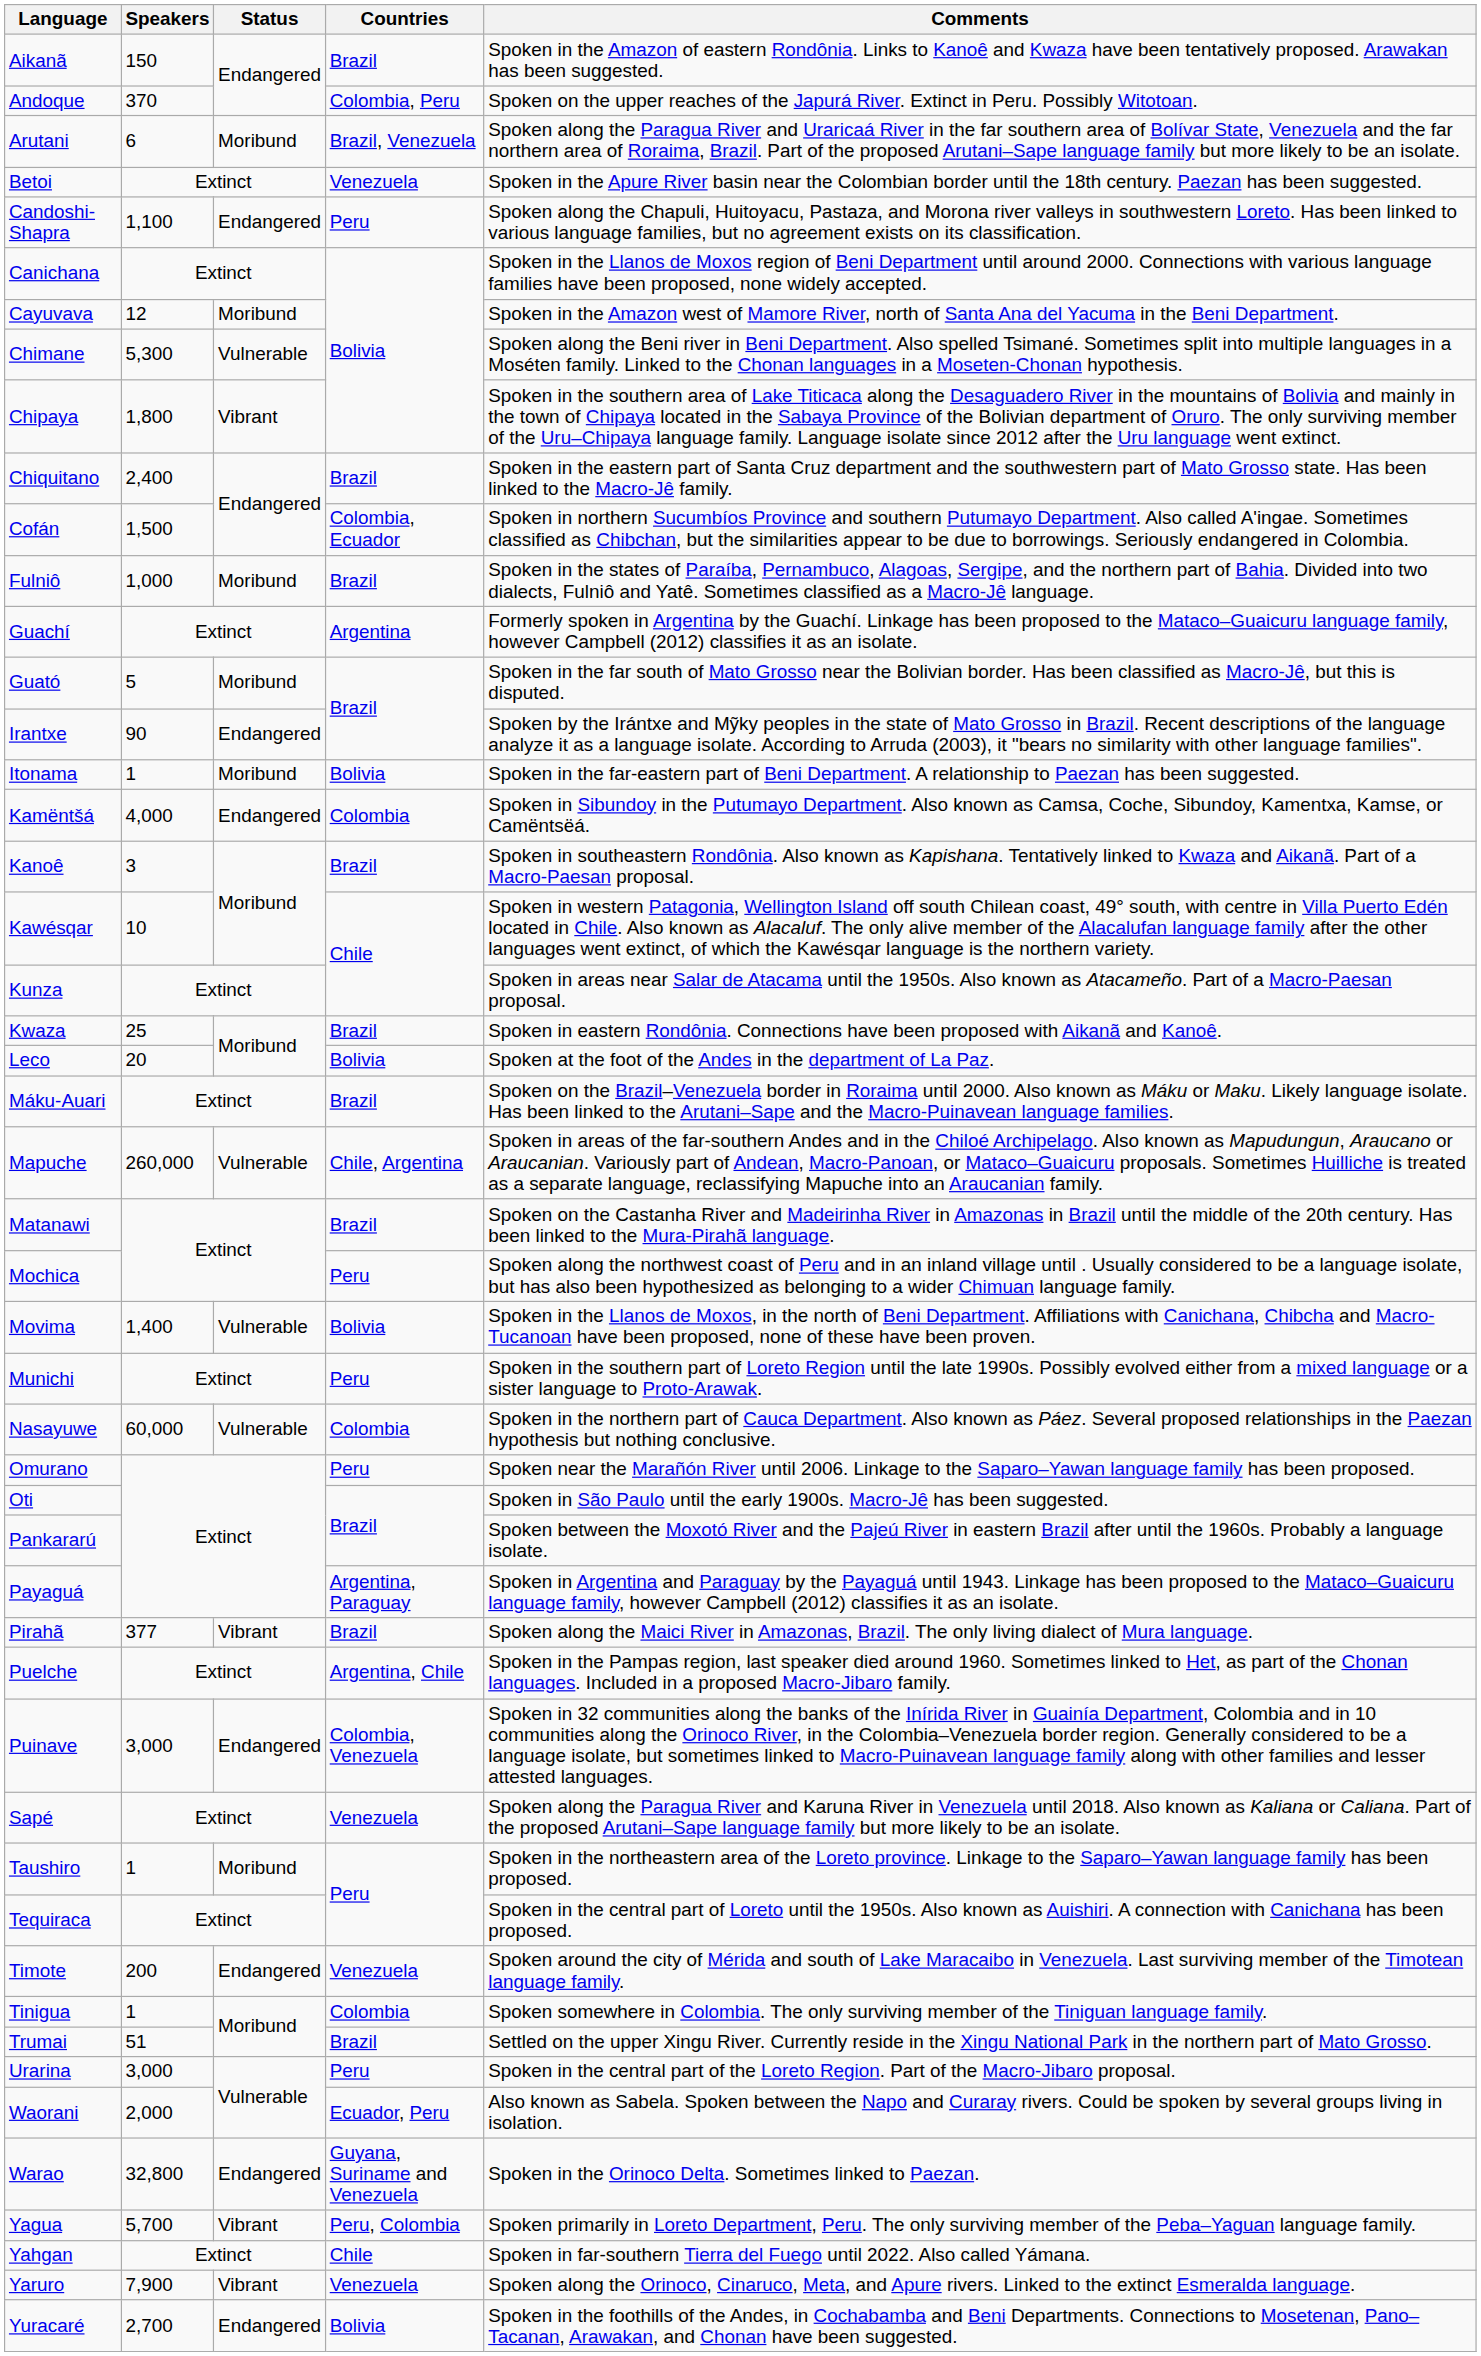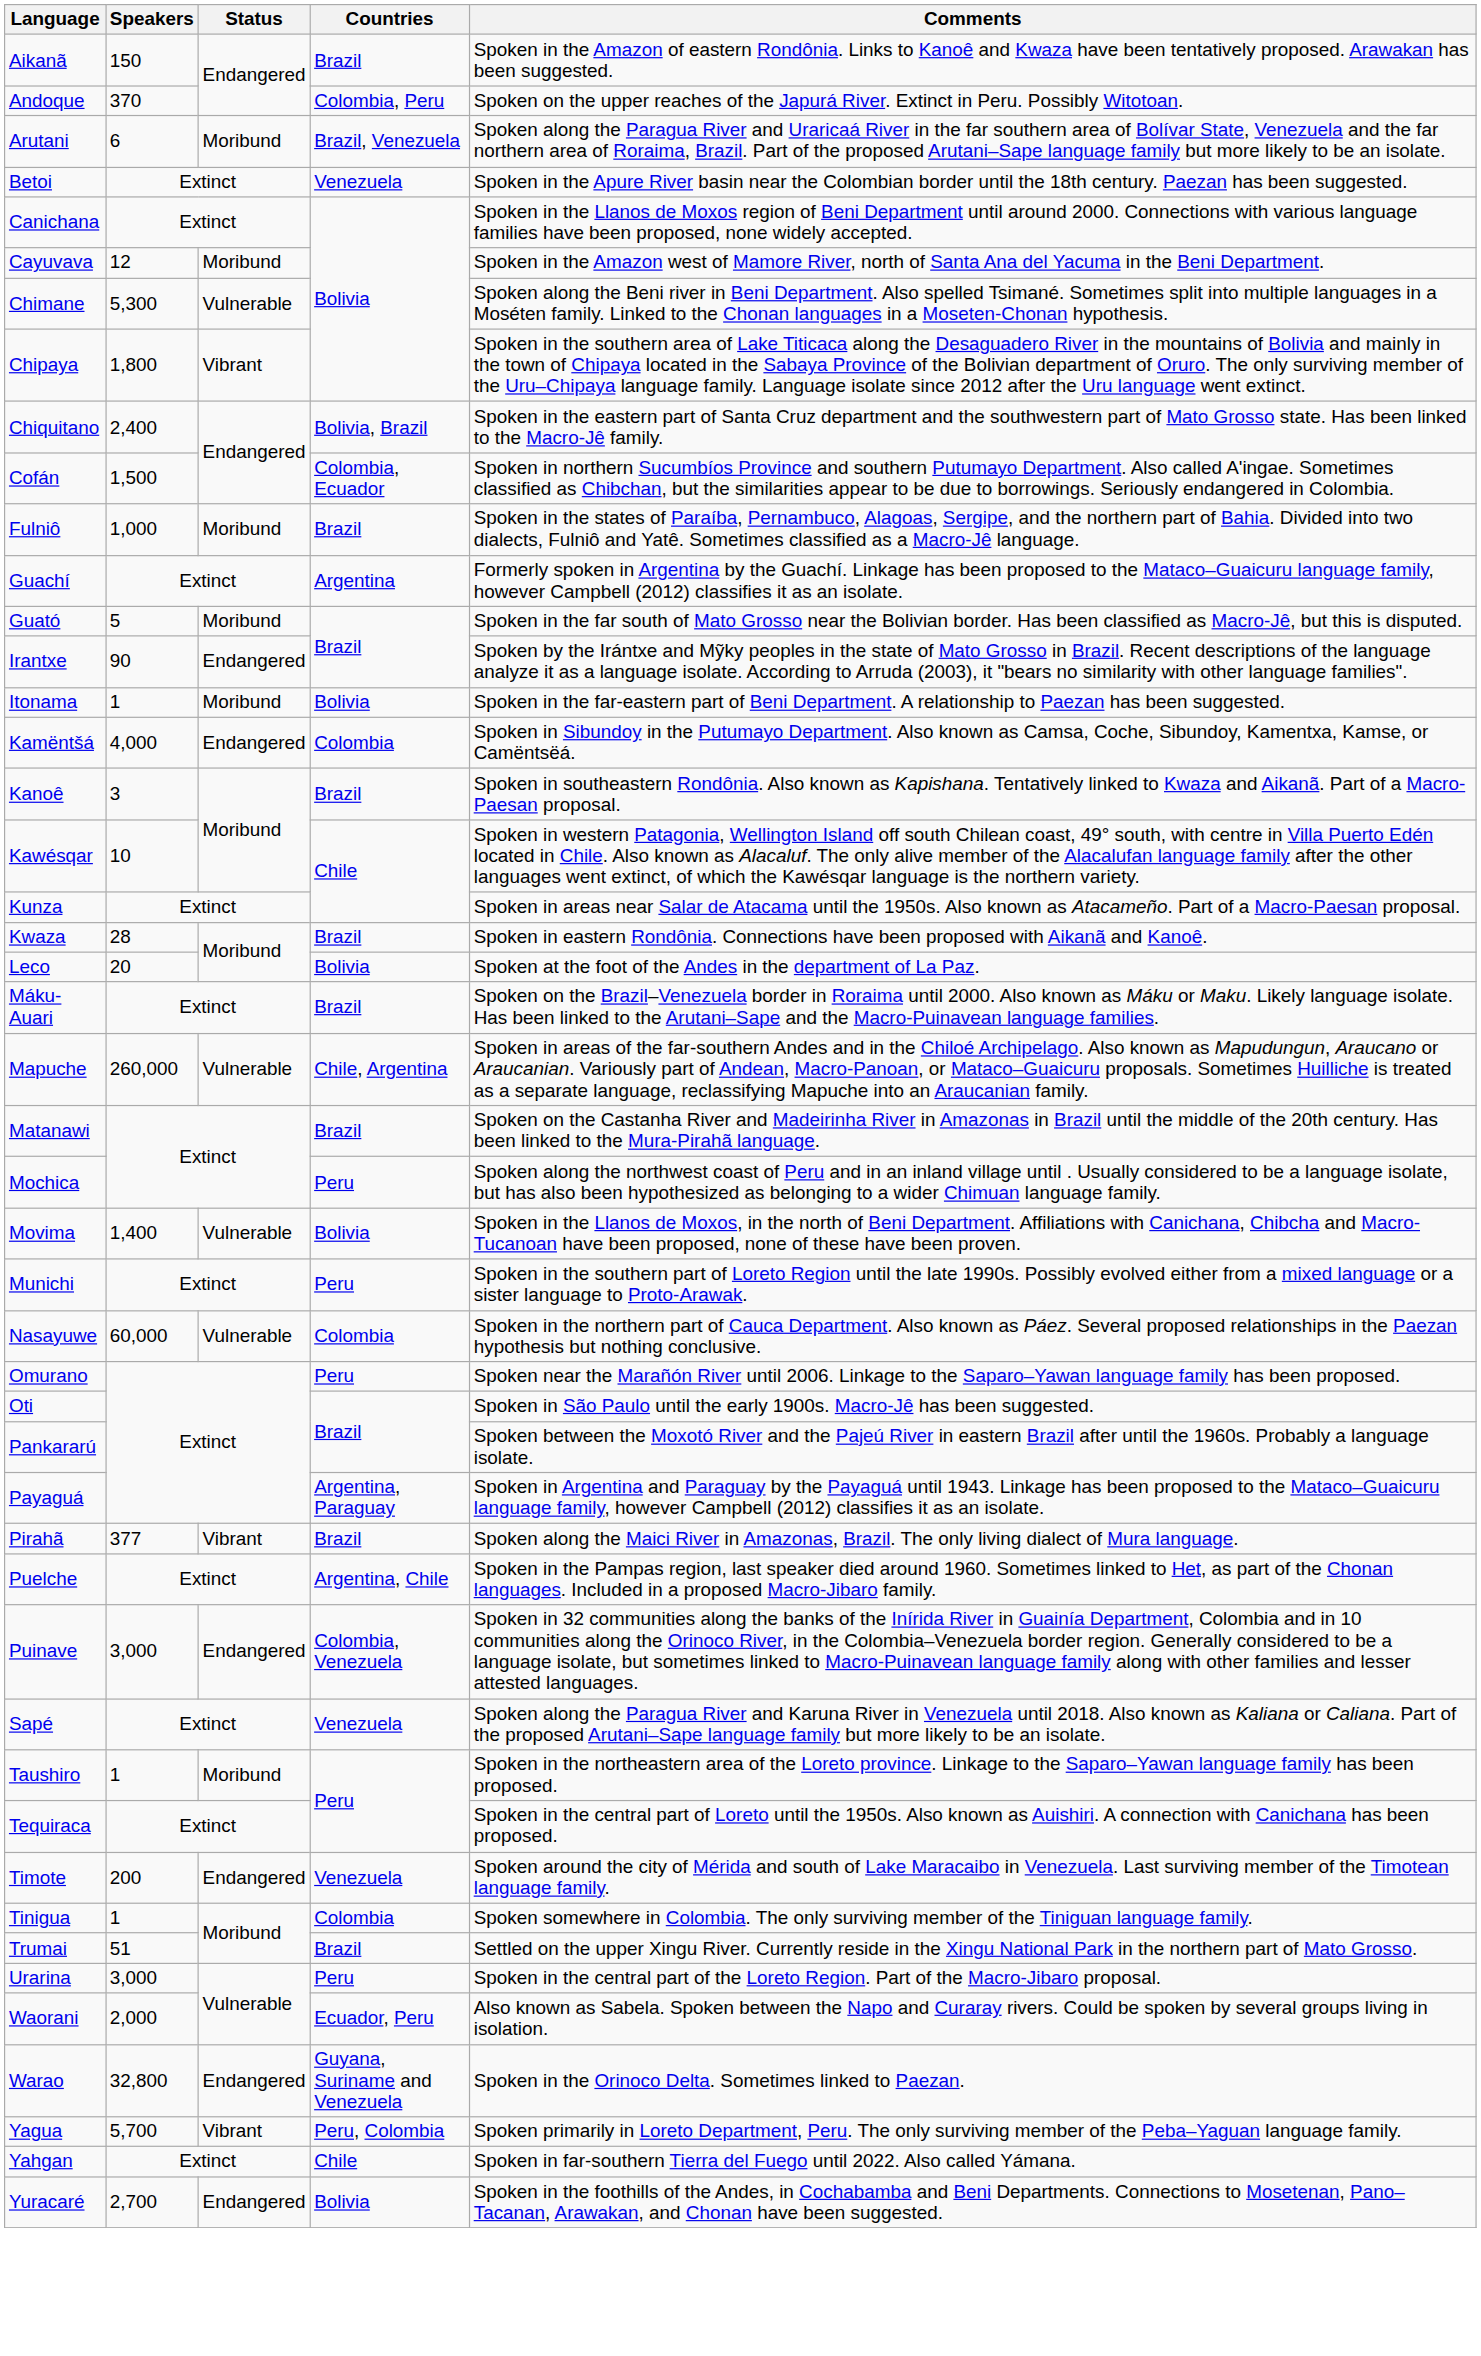- row: (52, 222)
(353, 478) Brazil -> (371, 427) Bolivia, Brazil
(136, 1030) 25 -> (120, 936) 28
- row: (37, 2285)
